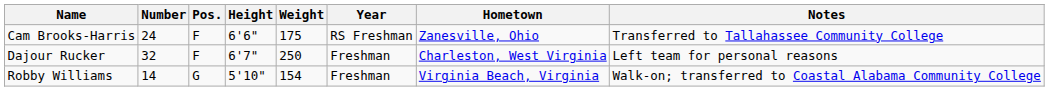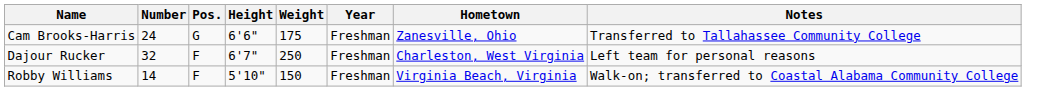(196, 35) F -> (196, 35) G
(372, 35) RS Freshman -> (360, 35) Freshman
(196, 76) G -> (196, 76) F
(290, 76) 154 -> (290, 76) 150
